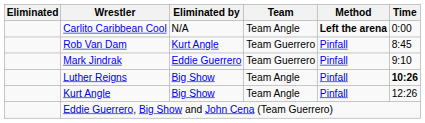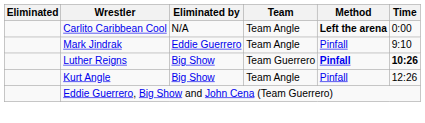- row: (95, 45)
(281, 61) Team Guerrero -> (273, 45) Team Angle
(273, 77) Team Angle -> (281, 61) Team Guerrero
(334, 77) normal -> (335, 61) bold
